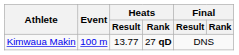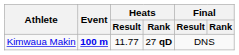(94, 43) normal -> (94, 43) bold
(126, 43) 13.77 -> (127, 43) 11.77
